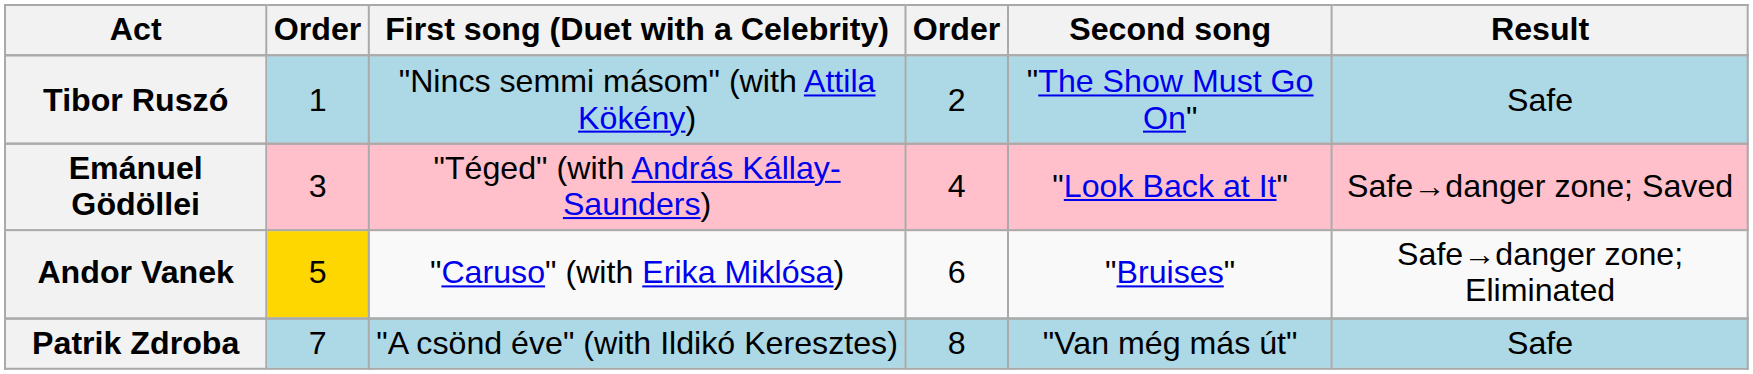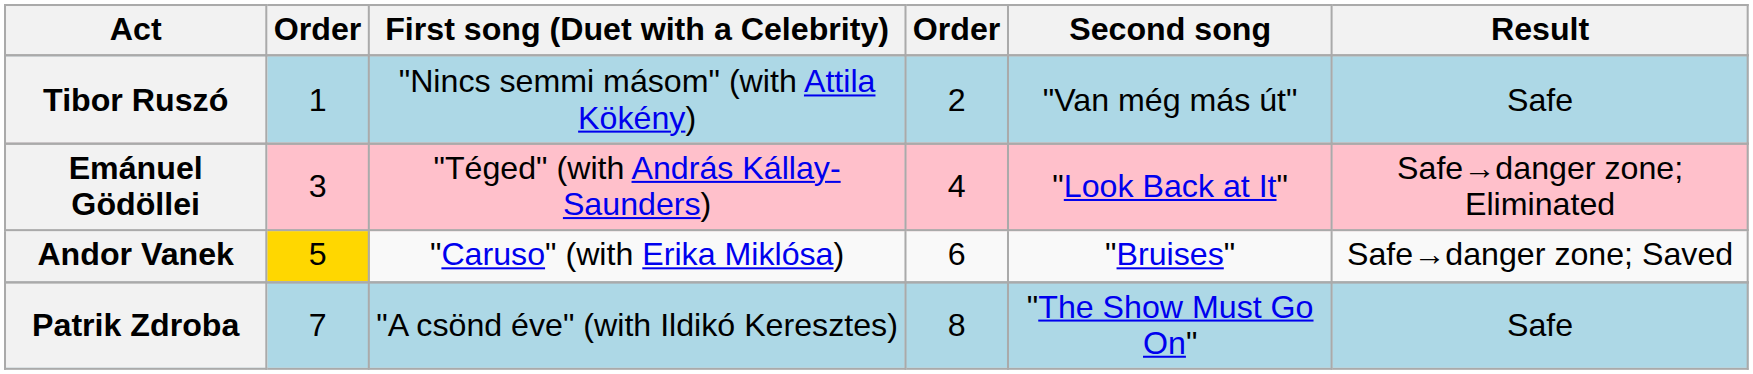(1170, 99) "The Show Must Go On" -> (1170, 99) "Van még más út"
(1540, 186) Safe→danger zone; Saved -> (1540, 186) Safe→danger zone; Eliminated
(1540, 273) Safe→danger zone; Eliminated -> (1540, 255) Safe→danger zone; Saved
(1170, 342) "Van még más út" -> (1170, 324) "The Show Must Go On"
